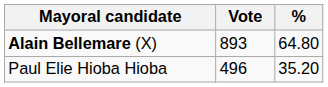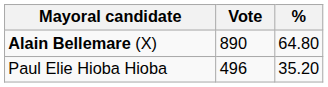(233, 43) 893 -> (233, 43) 890
